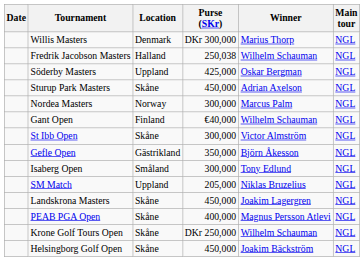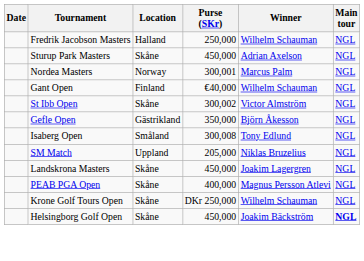- row: (59, 40)
(220, 56) 250,038 -> (220, 40) 250,000
- row: (63, 72)
(220, 104) 300,000 -> (220, 72) 300,001
(220, 136) 300,000 -> (220, 104) 300,002
(220, 168) 300,000 -> (220, 136) 300,008
(345, 248) normal -> (346, 216) bold
